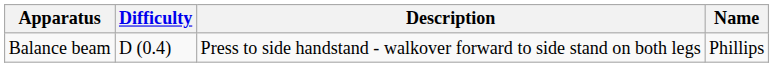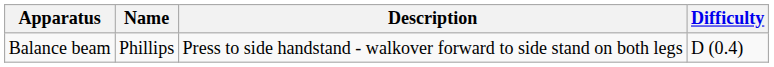columns swapped: (737, 18) <-> (156, 18)
